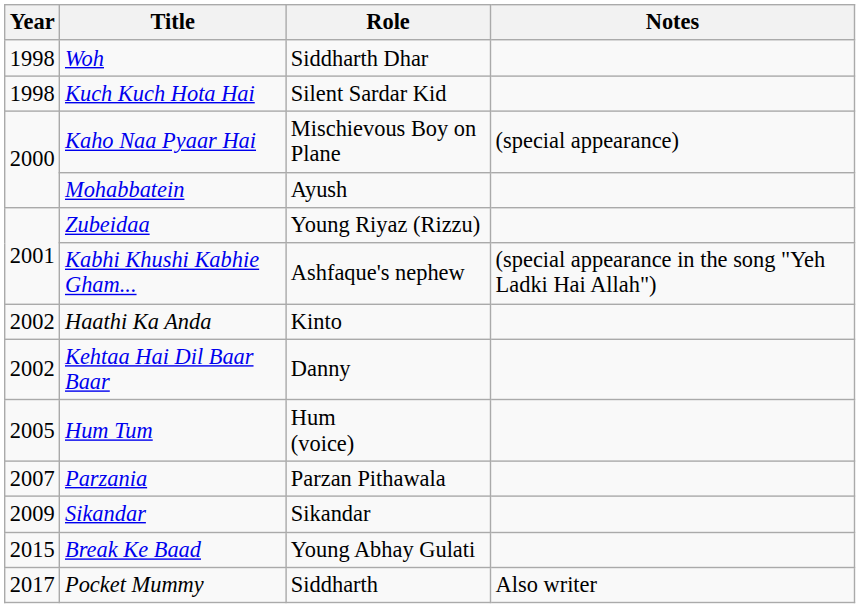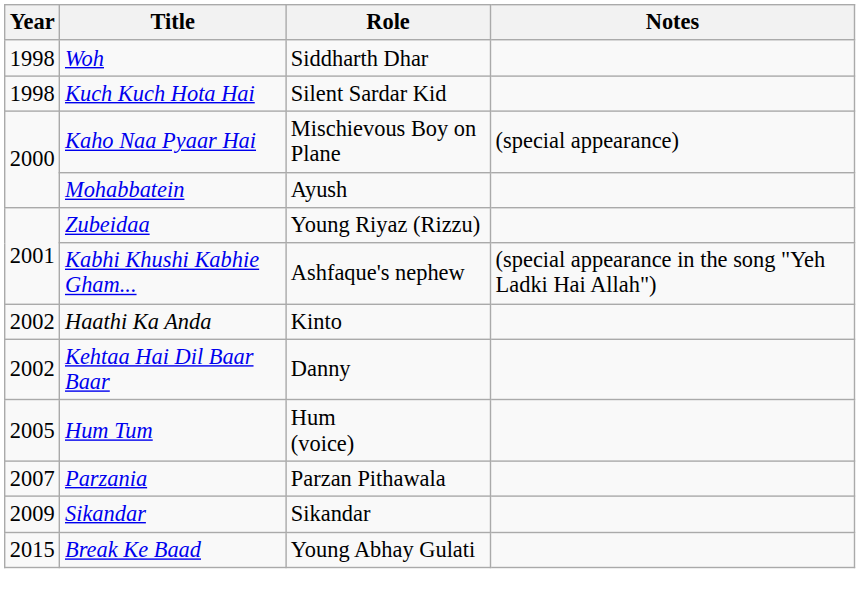- row: (134, 584)
